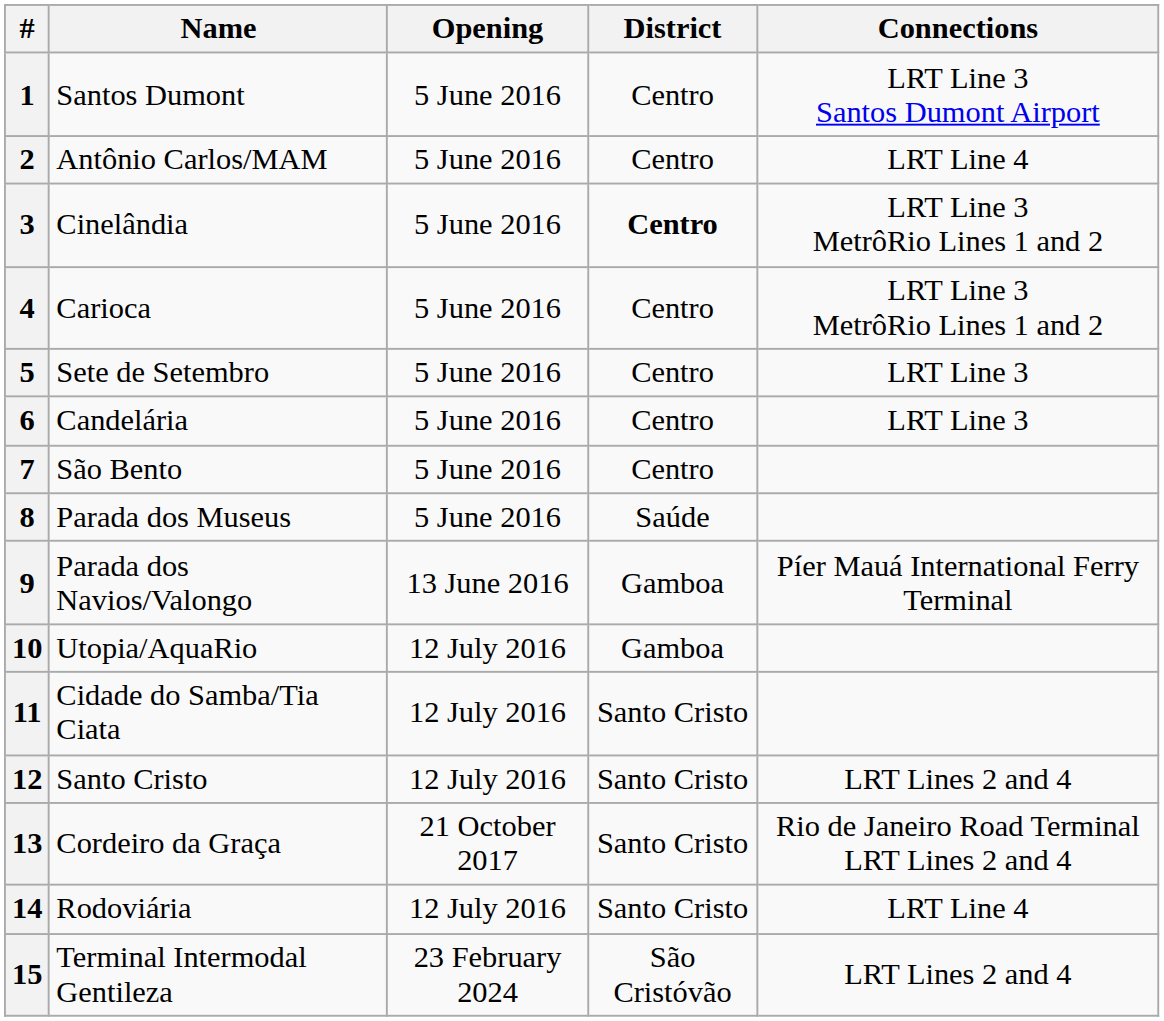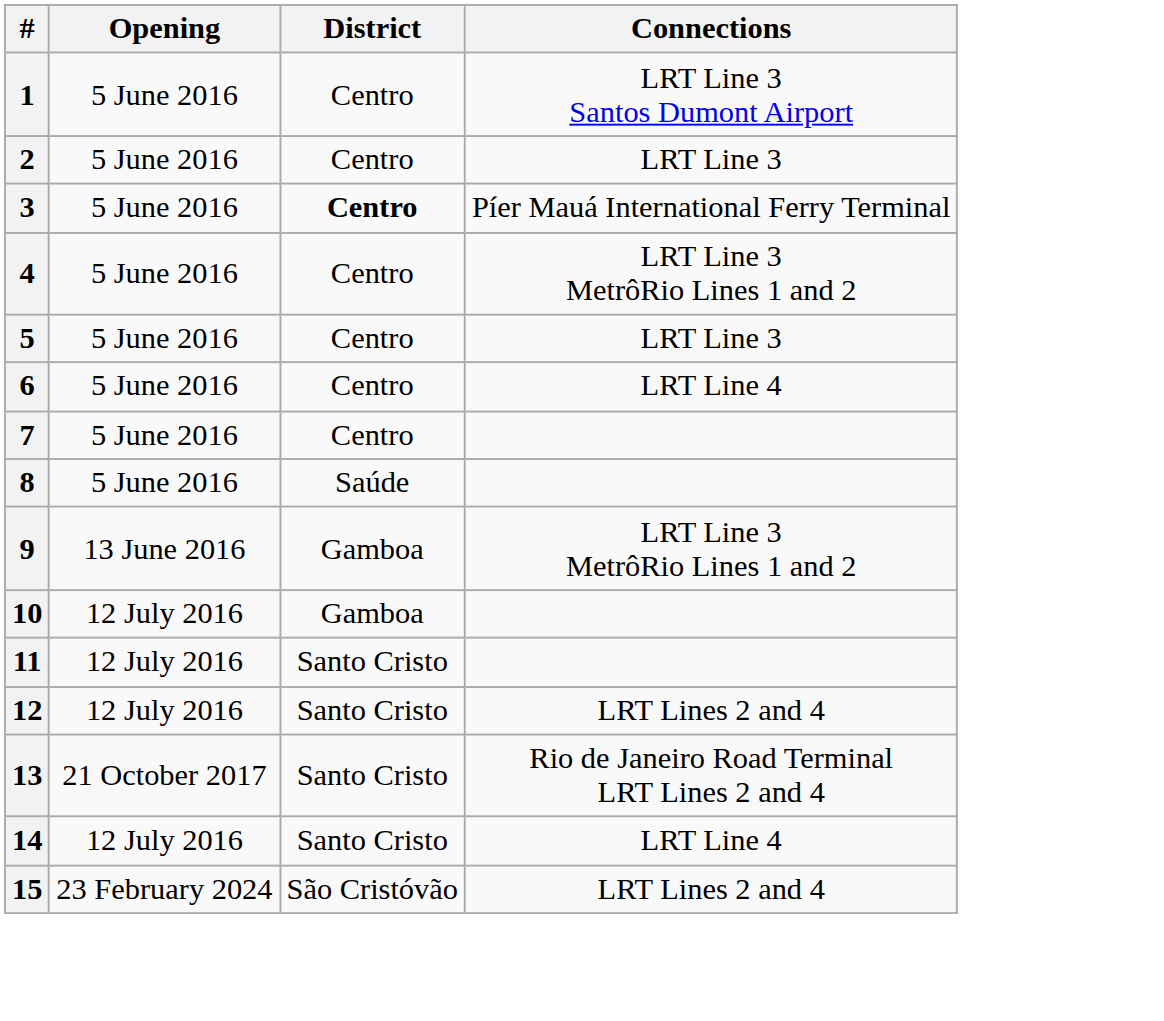- column: (218, 28)
(958, 159) LRT Line 4 -> (711, 159) LRT Line 3
(958, 224) LRT Line 3 MetrôRio Lines 1 and 2 -> (711, 207) Píer Mauá International Ferry Terminal
(958, 420) LRT Line 3 -> (711, 386) LRT Line 4
(958, 582) Píer Mauá International Ferry Terminal -> (711, 548) LRT Line 3 MetrôRio Lines 1 and 2
